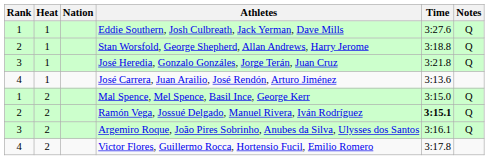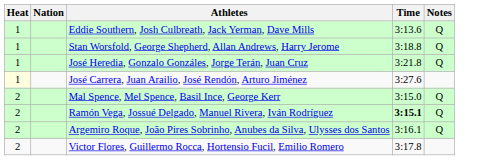- column: (19, 12)
(438, 29) 3:27.6 -> (408, 29) 3:13.6
(47, 79) no background -> (18, 79) lightyellow background
(438, 79) 3:13.6 -> (408, 79) 3:27.6
